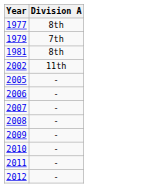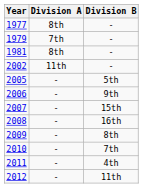+ column: (111, 11)
